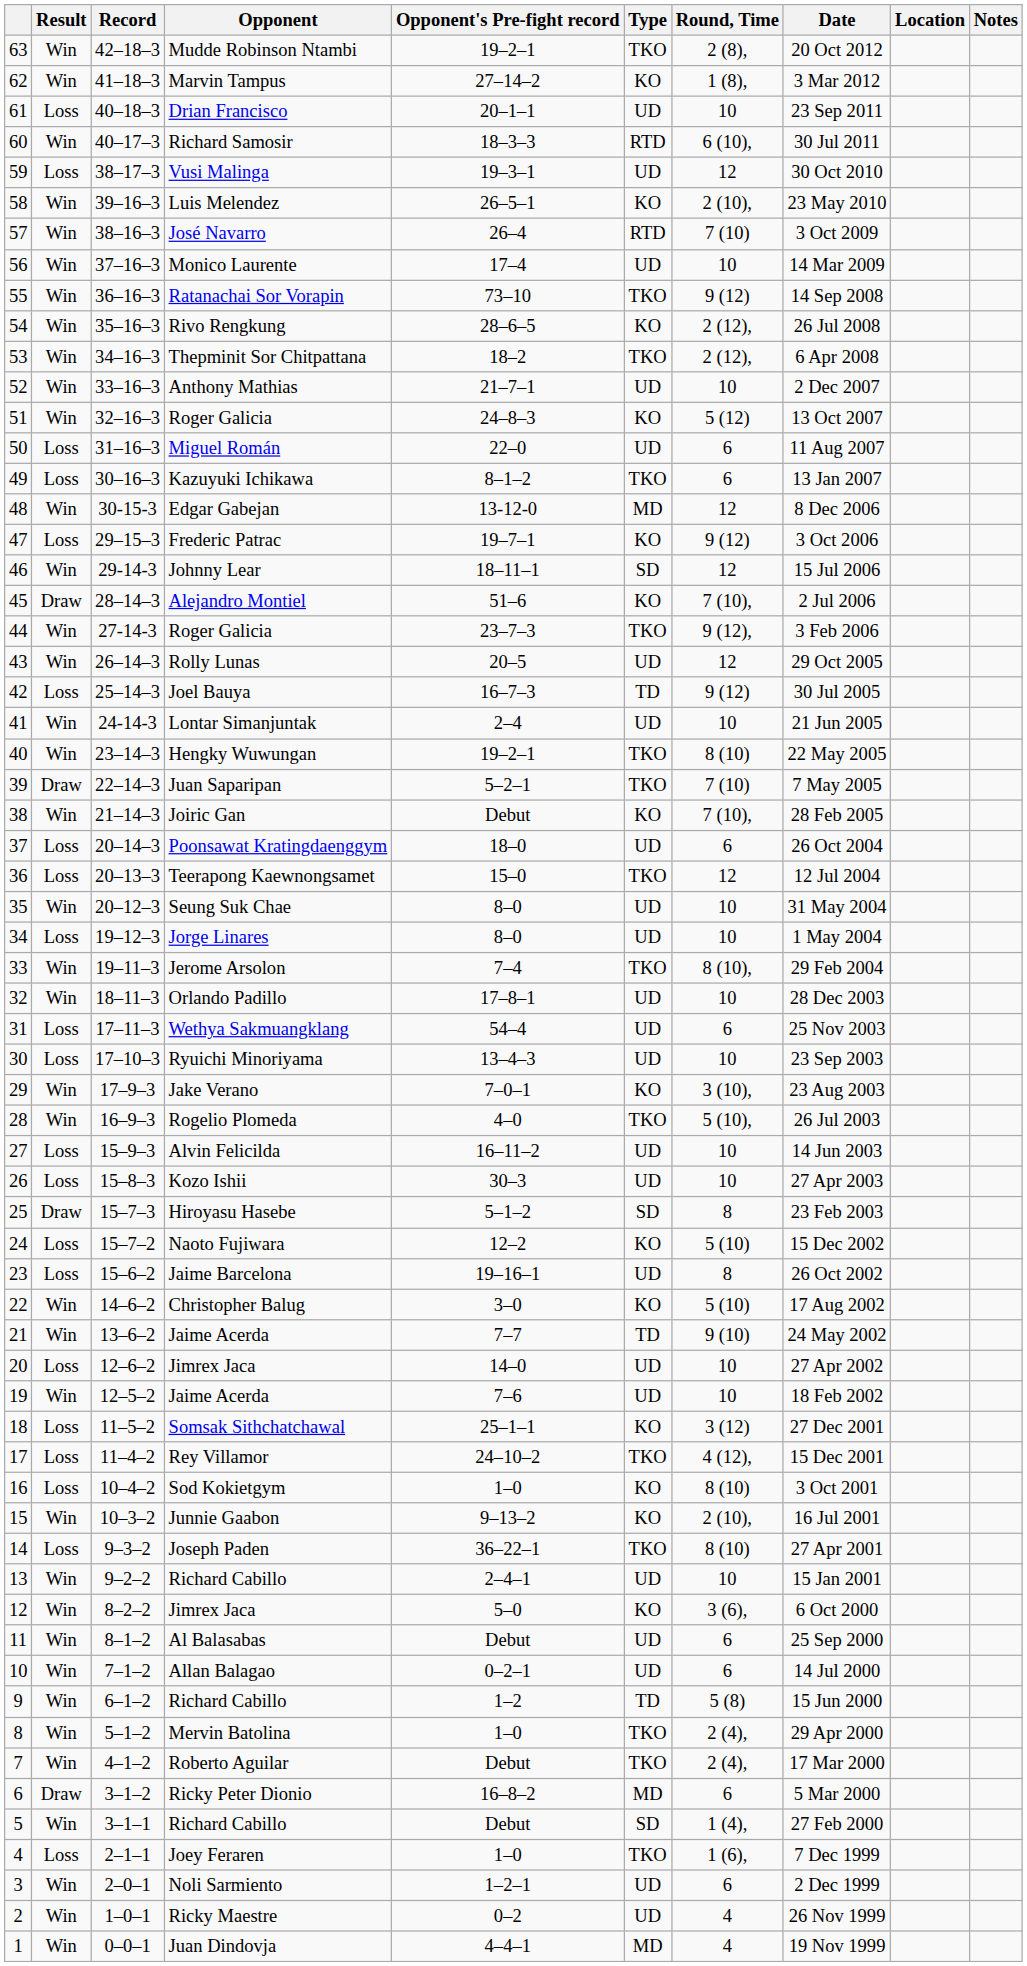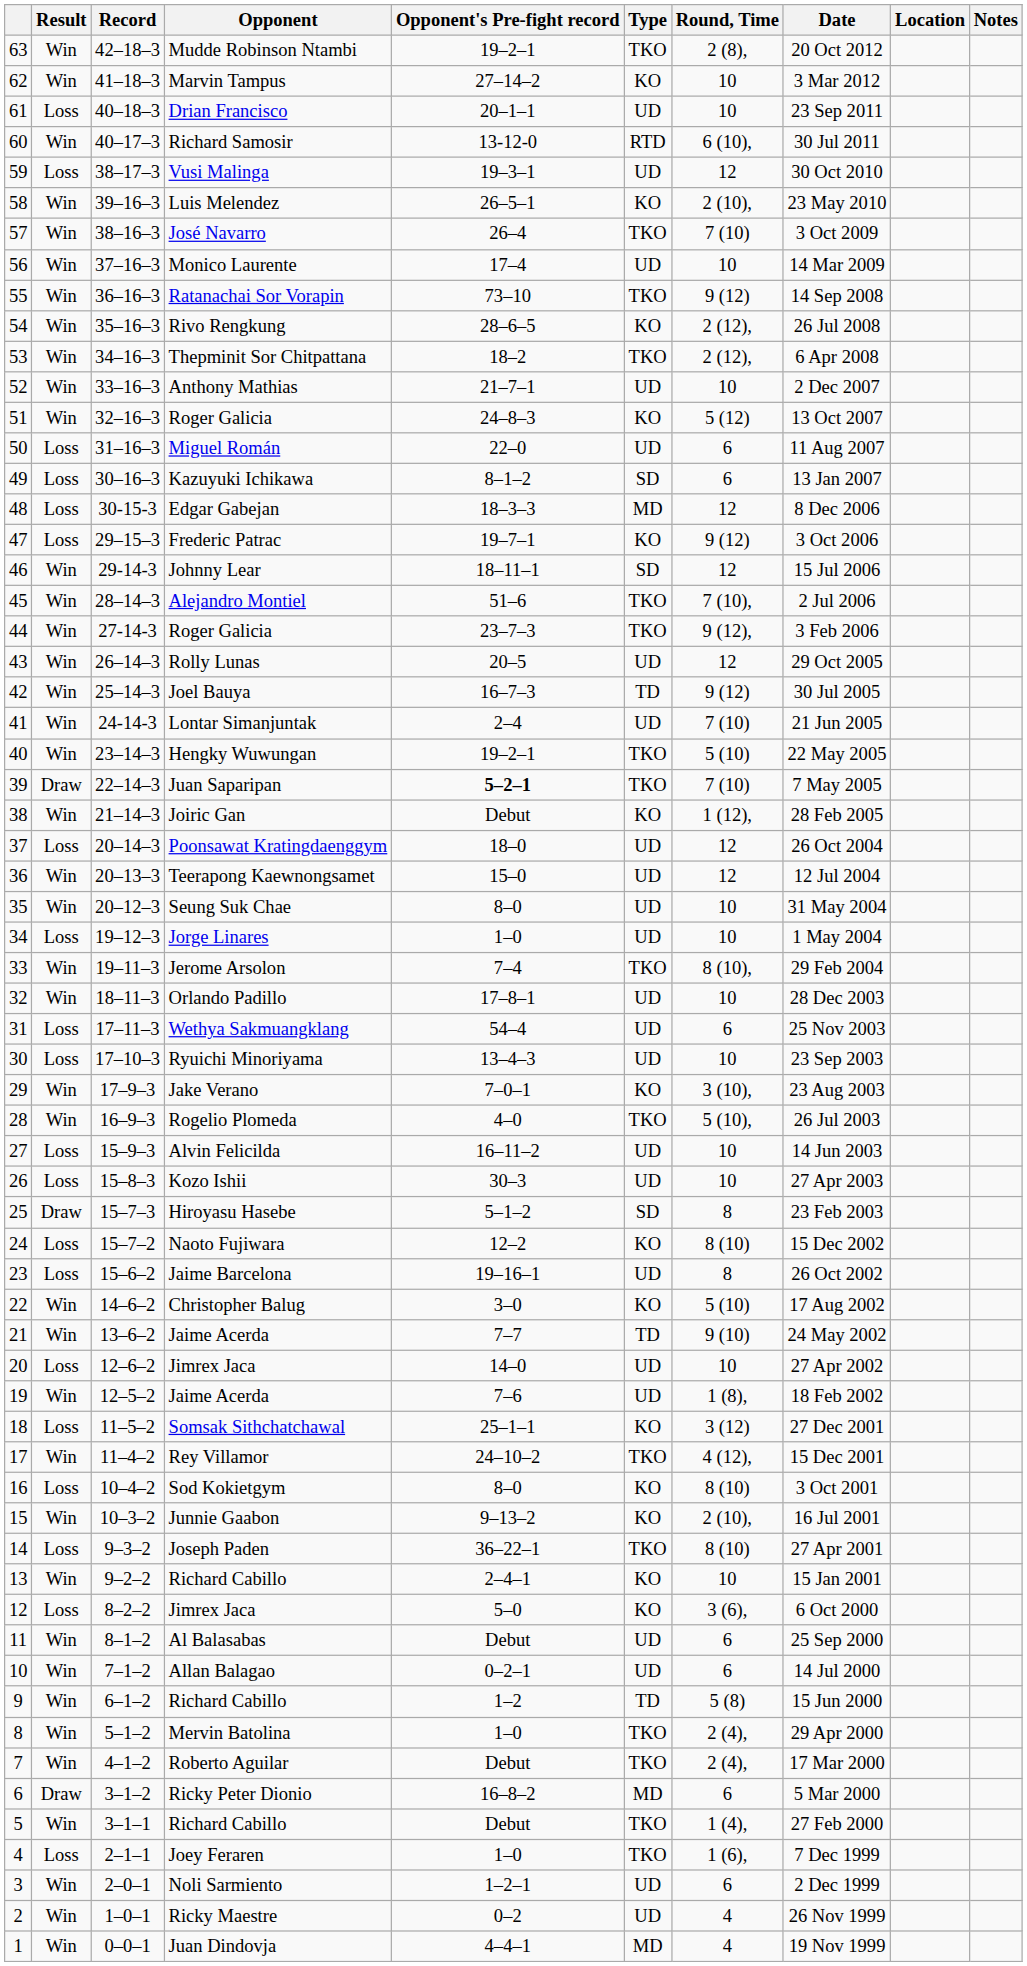(727, 81) 1 (8), -> (727, 81) 10
(508, 142) 18–3–3 -> (508, 142) 13-12-0
(648, 234) RTD -> (648, 234) TKO
(648, 478) TKO -> (648, 478) SD
(61, 509) Win -> (61, 509) Loss
(508, 509) 13-12-0 -> (508, 509) 18–3–3
(61, 600) Draw -> (61, 600) Win
(648, 600) KO -> (648, 600) TKO
(61, 692) Loss -> (61, 692) Win
(727, 723) 10 -> (727, 723) 7 (10)
(727, 753) 8 (10) -> (727, 753) 5 (10)
(508, 784) normal -> (508, 784) bold
(727, 814) 7 (10), -> (727, 814) 1 (12),
(727, 845) 6 -> (727, 845) 12
(61, 876) Loss -> (61, 876) Win
(648, 876) TKO -> (648, 876) UD
(508, 937) 8–0 -> (508, 937) 1–0
(727, 1243) 5 (10) -> (727, 1243) 8 (10)
(727, 1395) 10 -> (727, 1395) 1 (8),
(61, 1457) Loss -> (61, 1457) Win
(508, 1487) 1–0 -> (508, 1487) 8–0
(648, 1579) UD -> (648, 1579) KO
(61, 1609) Win -> (61, 1609) Loss
(648, 1823) SD -> (648, 1823) TKO
